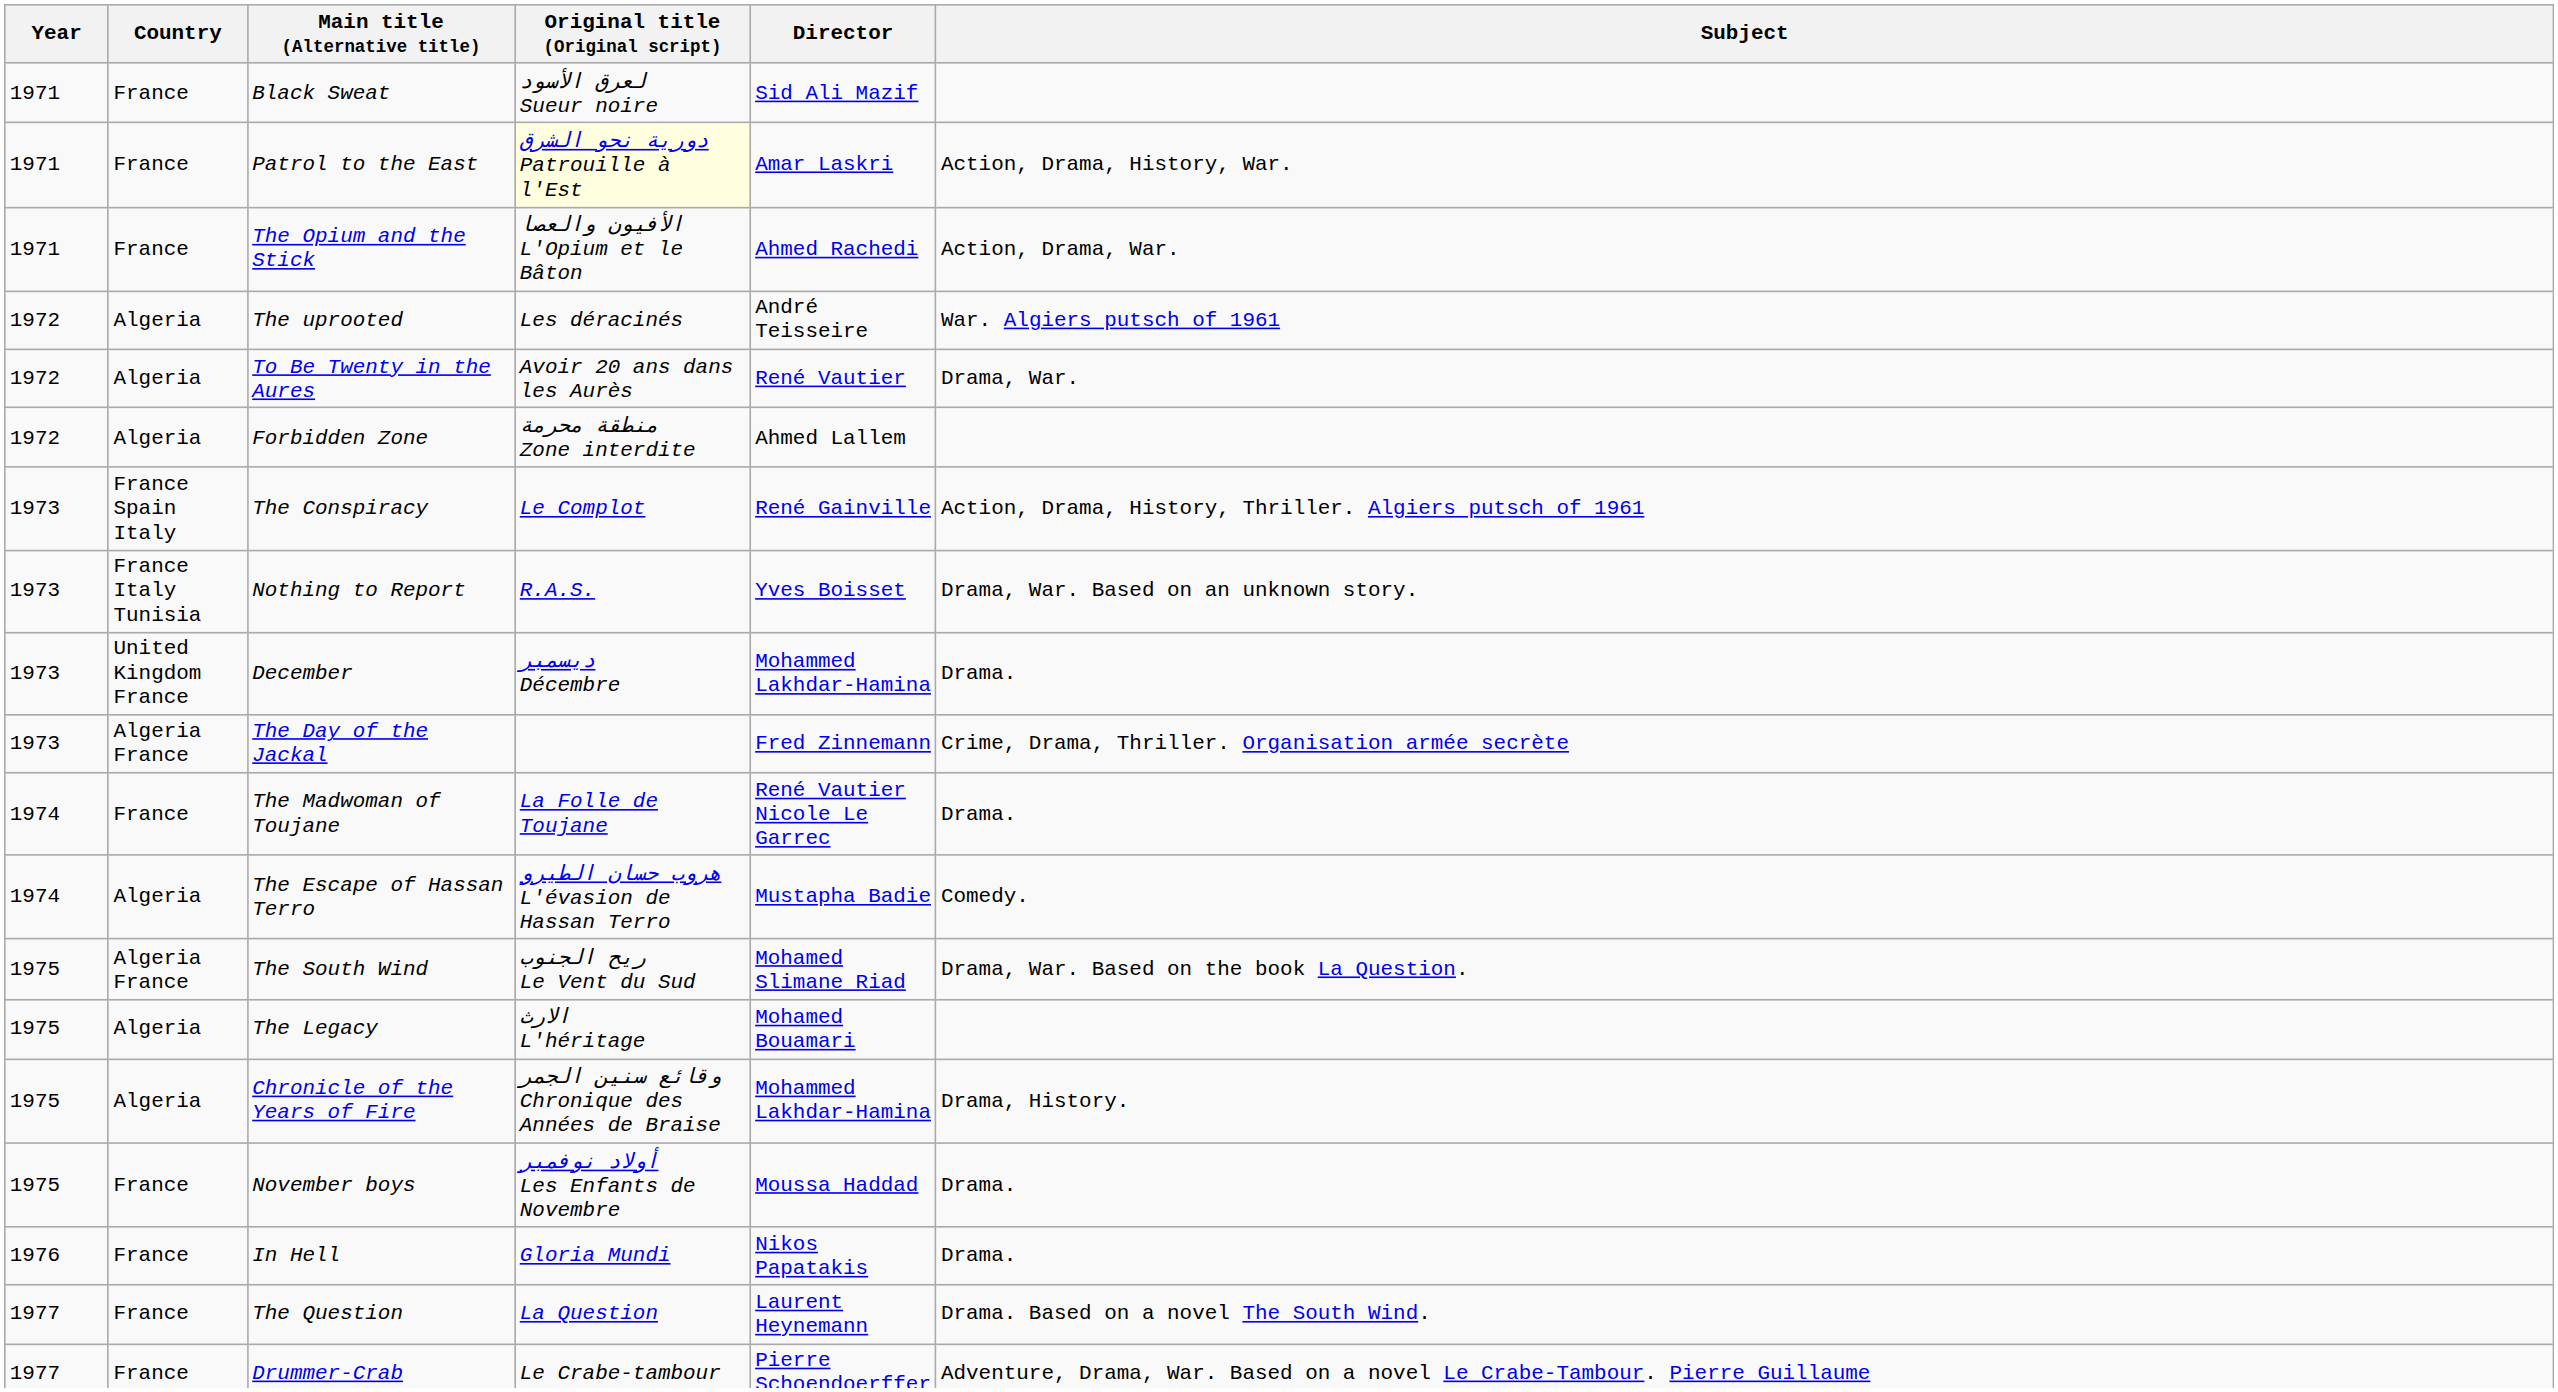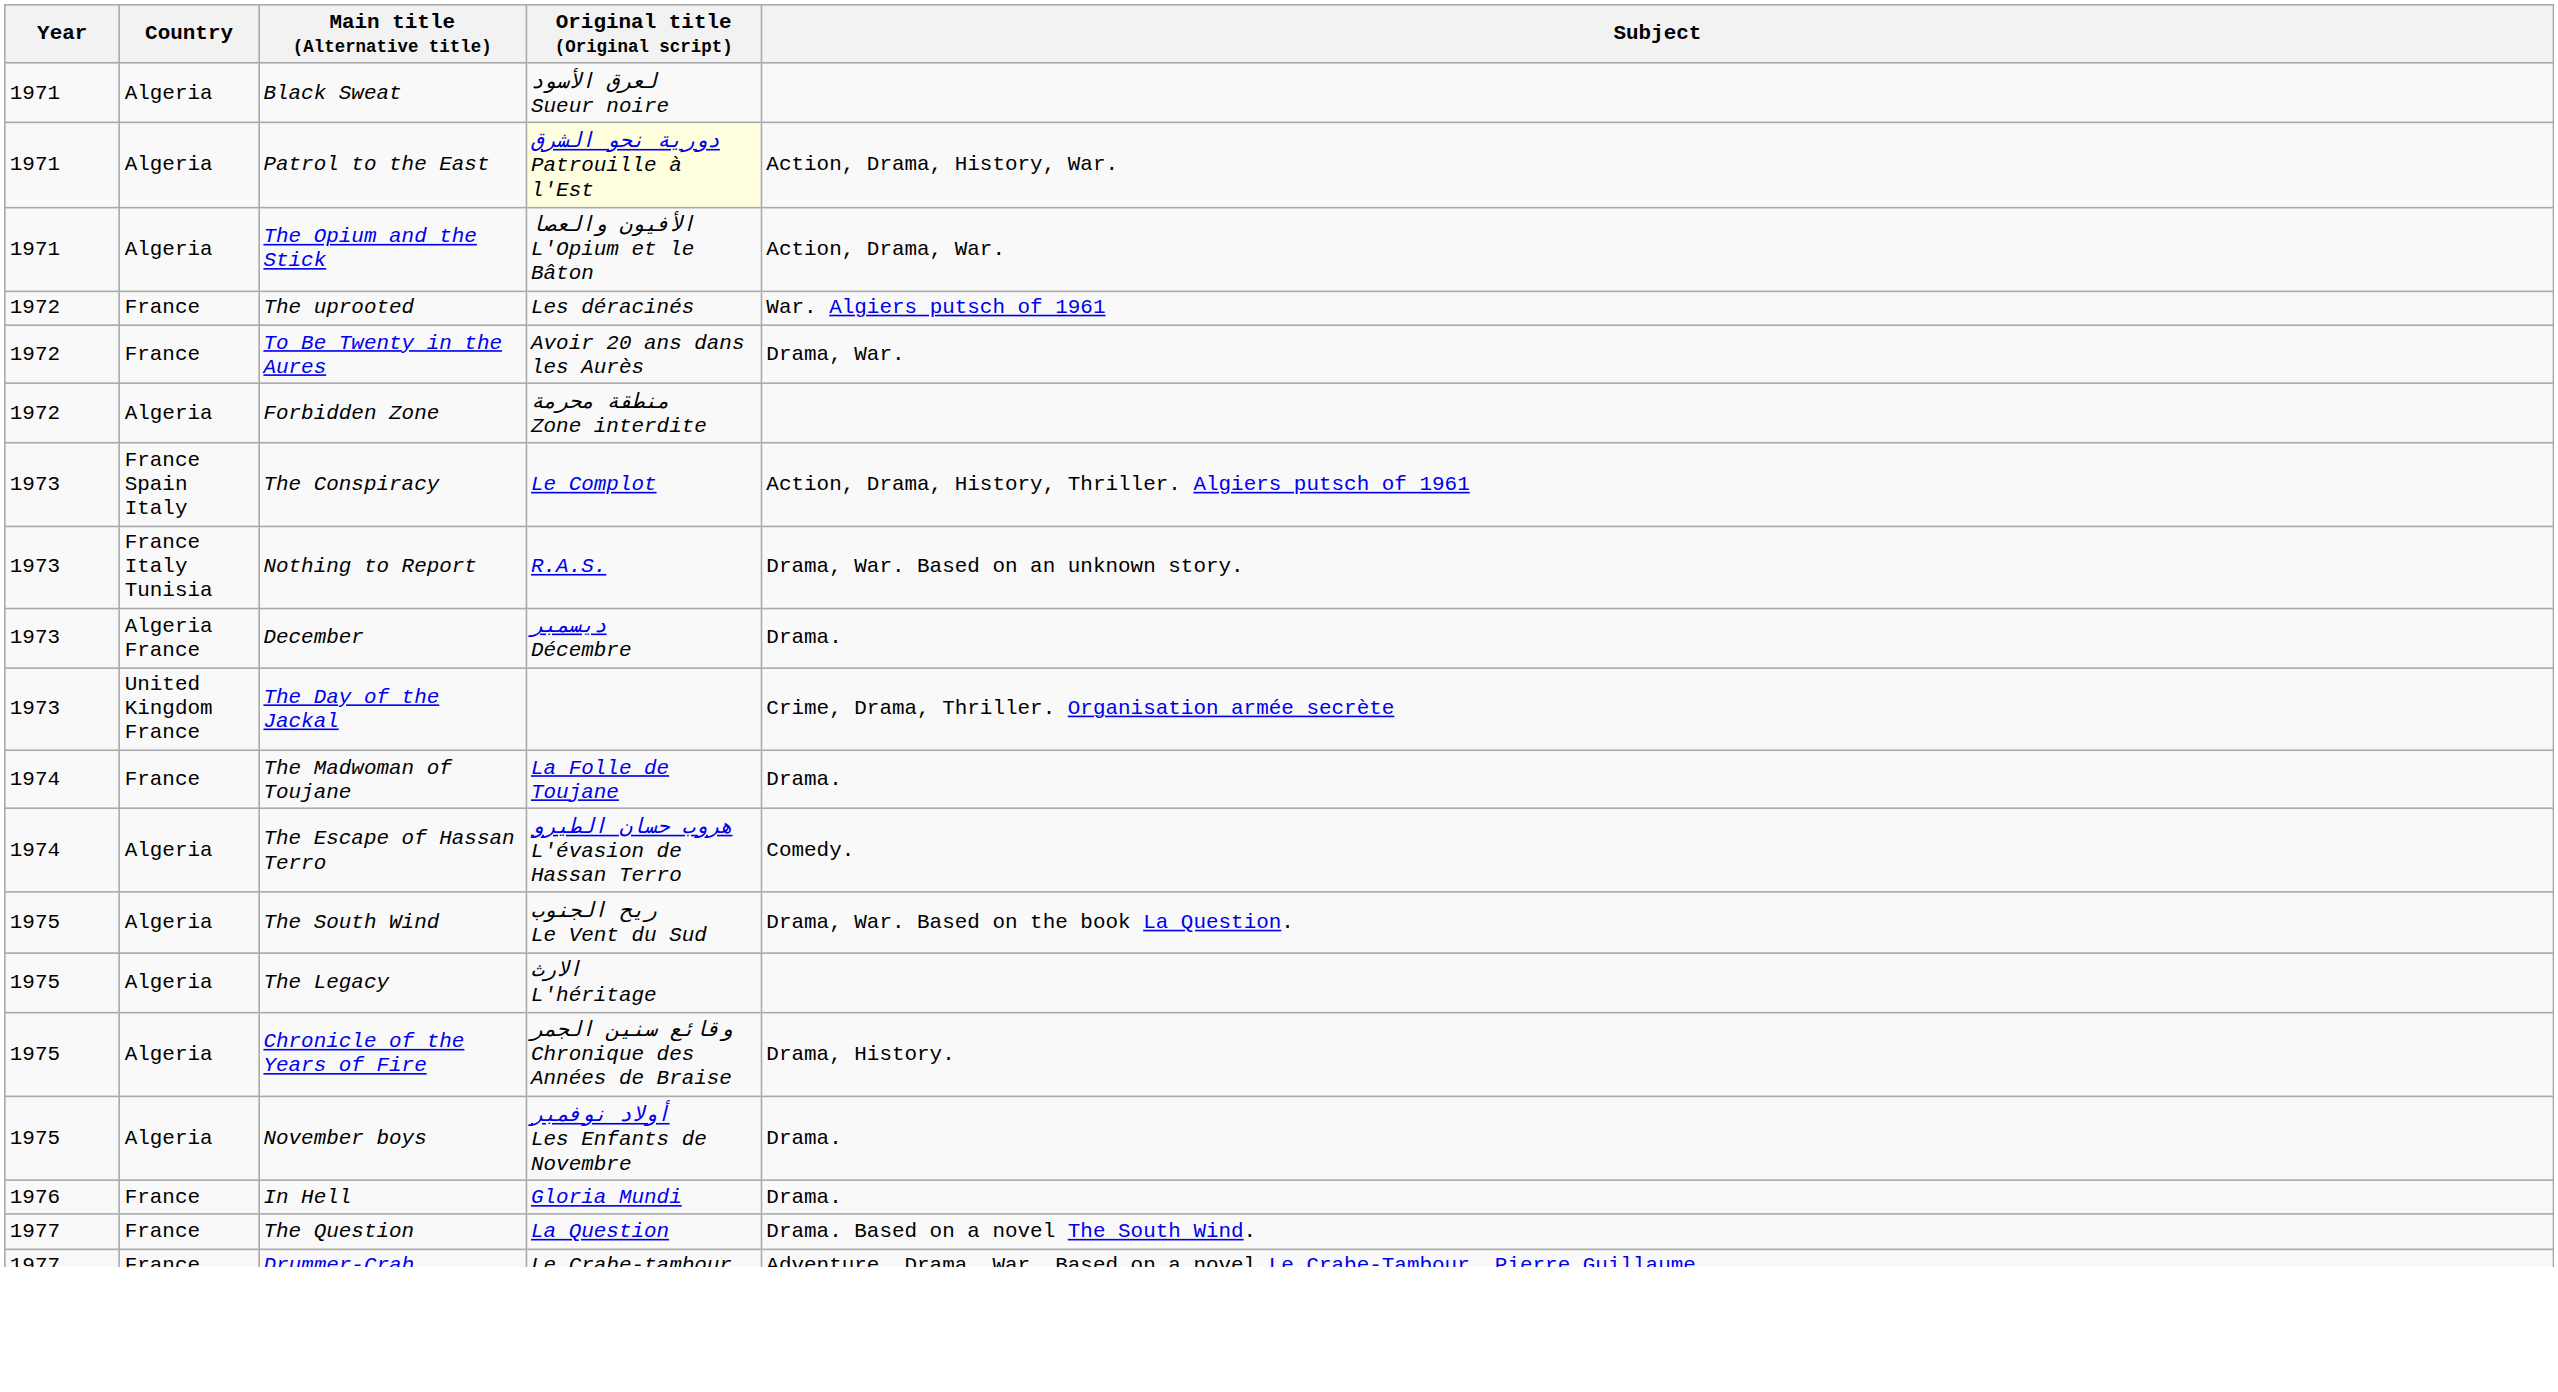- column: (843, 34)
(151, 93) France -> (169, 93) Algeria
(151, 165) France -> (169, 165) Algeria
(151, 249) France -> (169, 249) Algeria
(157, 320) Algeria -> (162, 308) France
(157, 378) Algeria -> (162, 354) France
(157, 673) United Kingdom France -> (169, 638) Algeria France
(157, 744) Algeria France -> (169, 709) United Kingdom France
(157, 969) Algeria France -> (169, 923) Algeria
(151, 1185) France -> (169, 1138) Algeria
